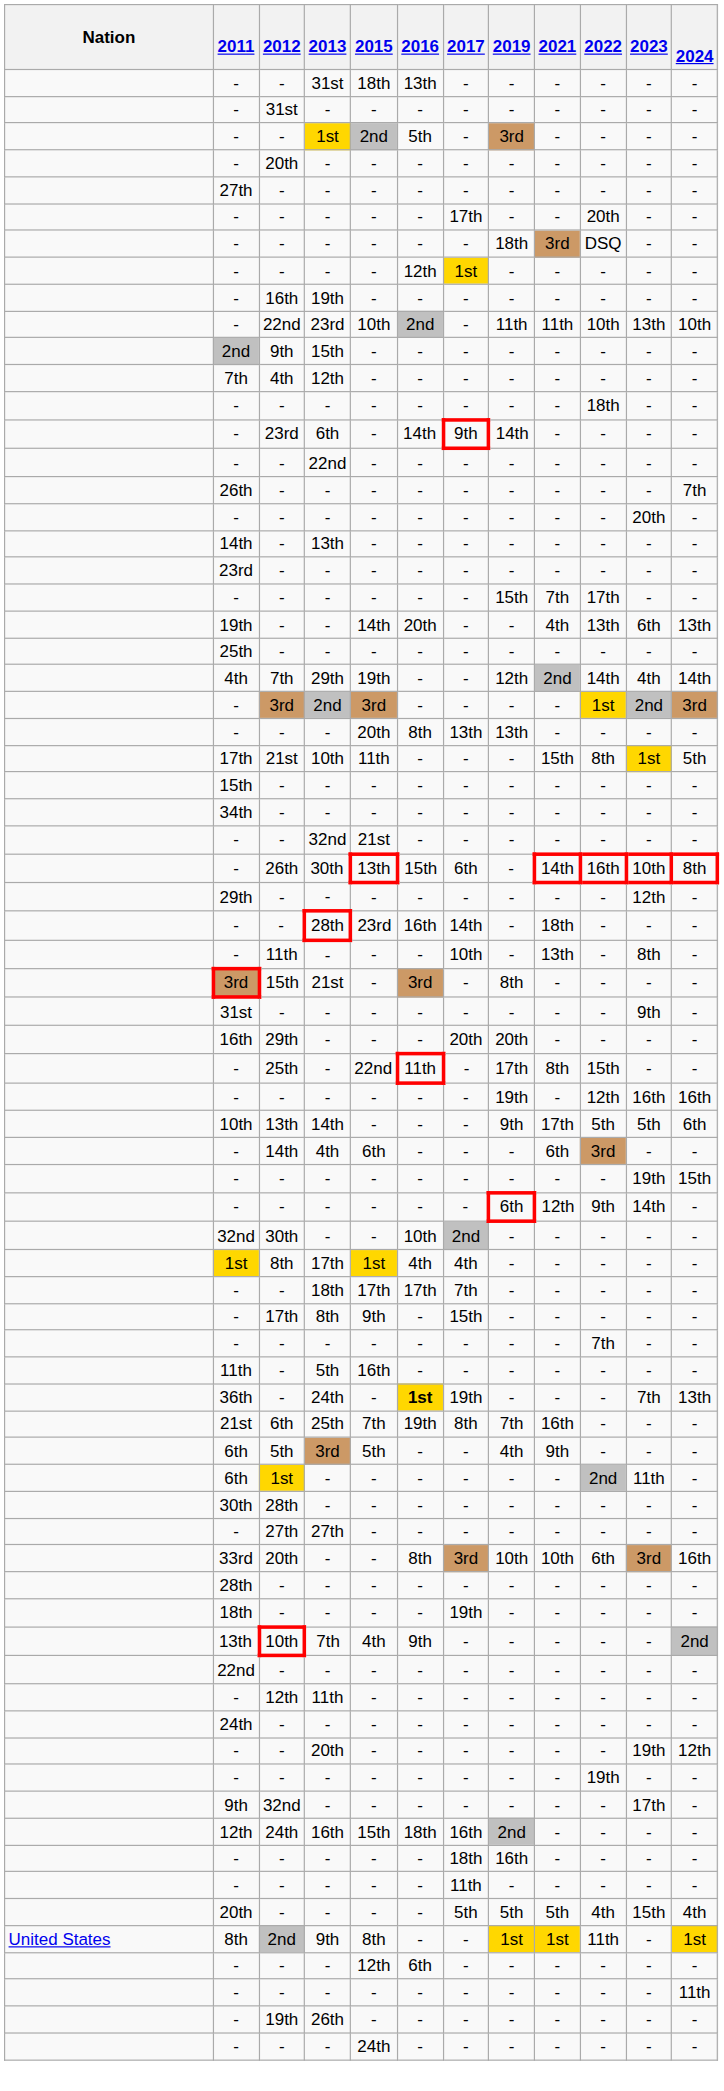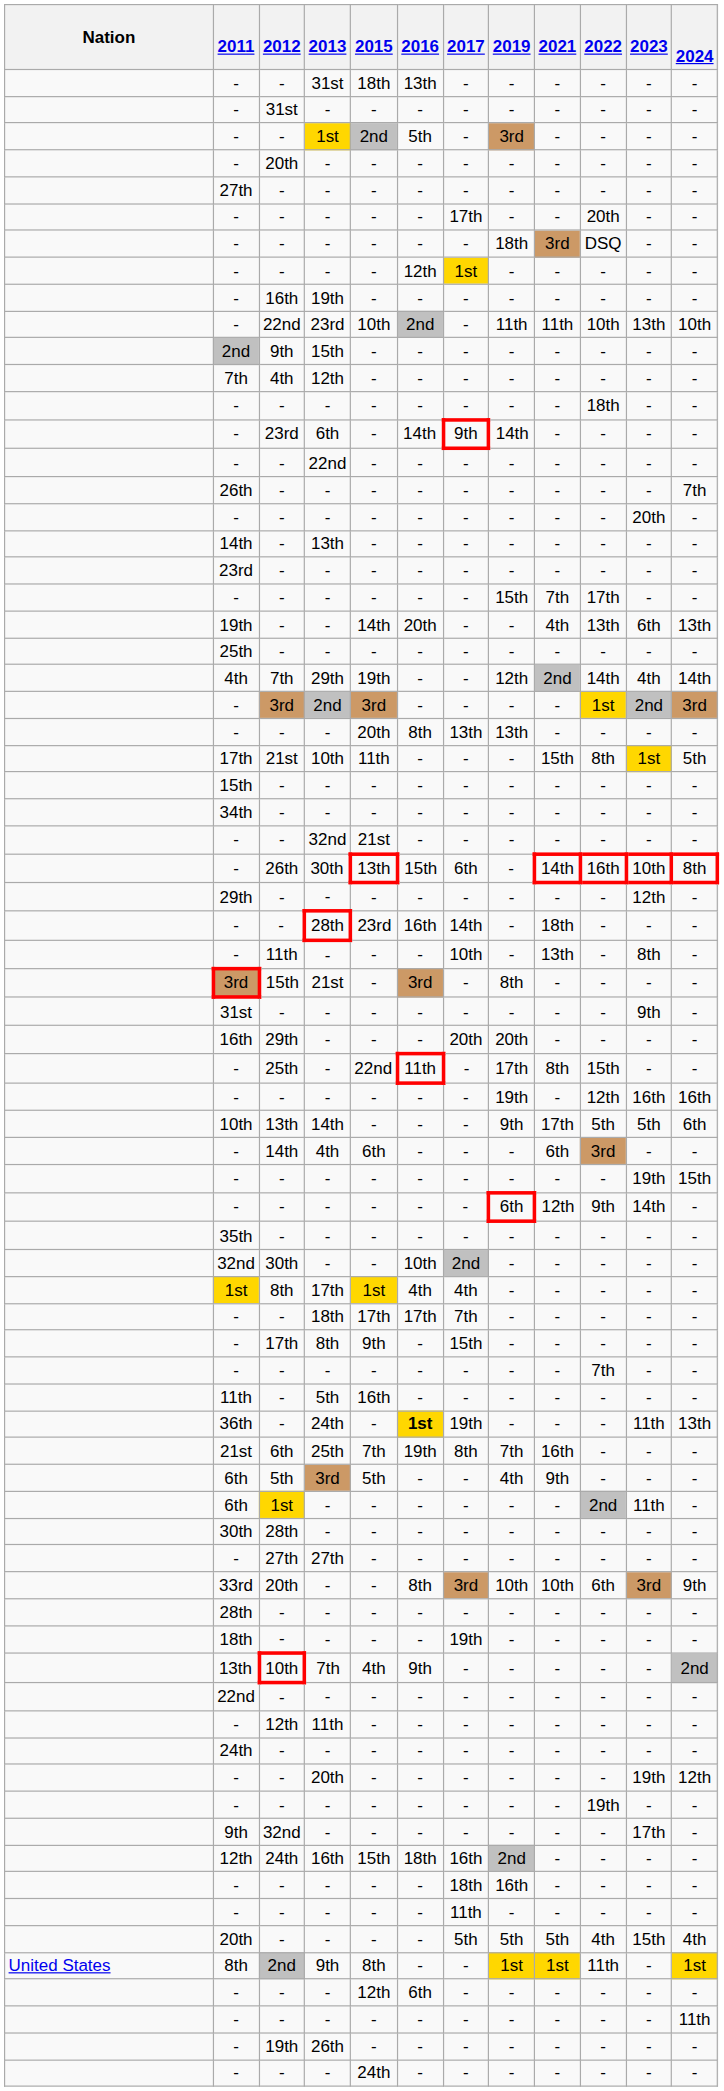+ row: (236, 1236)
(649, 1398) 7th -> (649, 1424) 11th
(695, 1559) 16th -> (695, 1585) 9th
